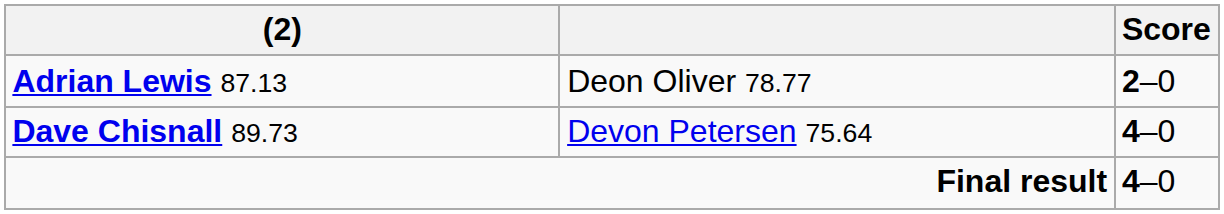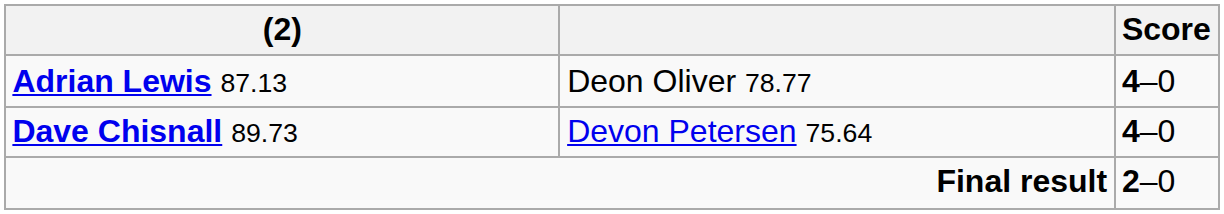(1149, 80) 2–0 -> (1149, 80) 4–0
(1149, 182) 4–0 -> (1149, 182) 2–0
